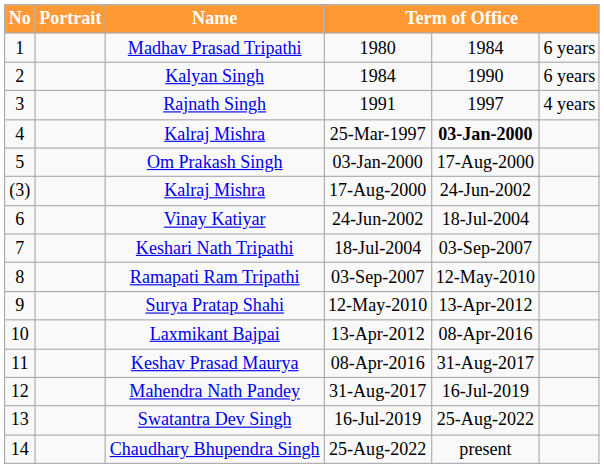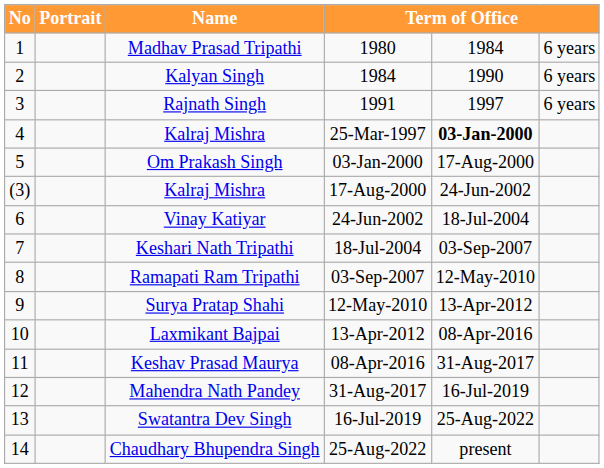(569, 104) 4 years -> (569, 104) 6 years
